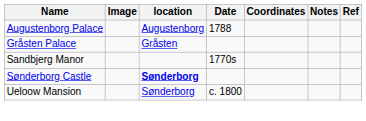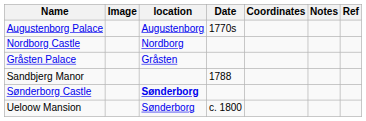(220, 28) 1788 -> (223, 28) 1770s
+ row: (43, 44)
(223, 60) 1770s -> (220, 76) 1788
